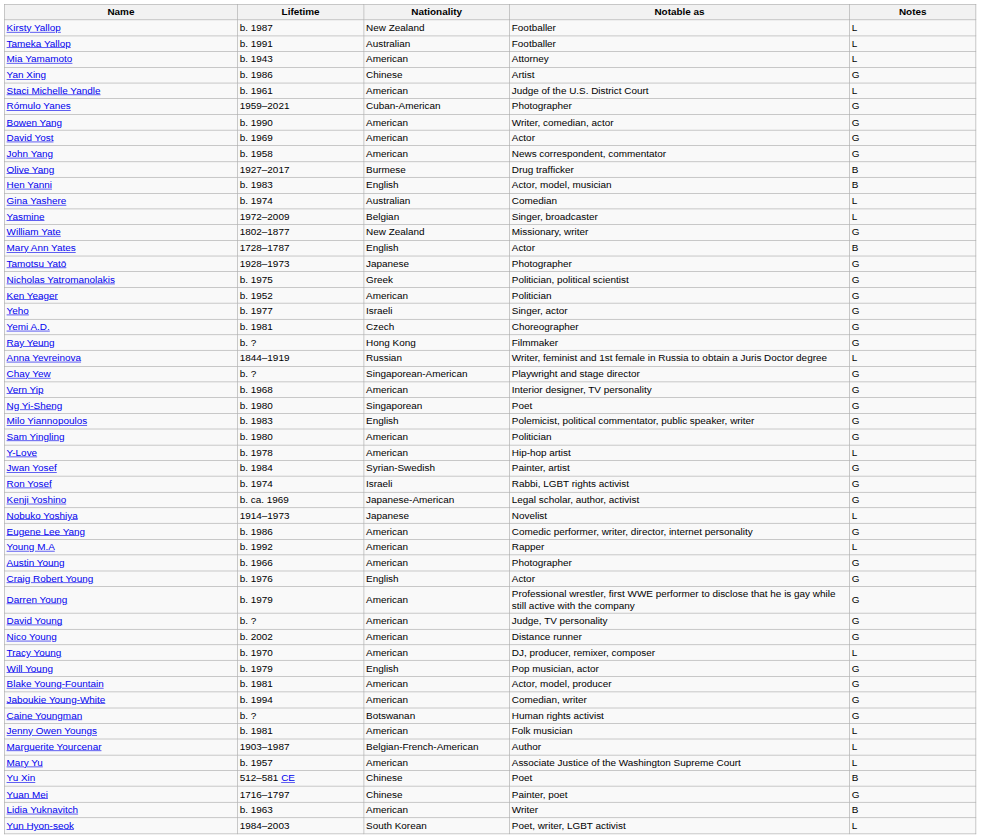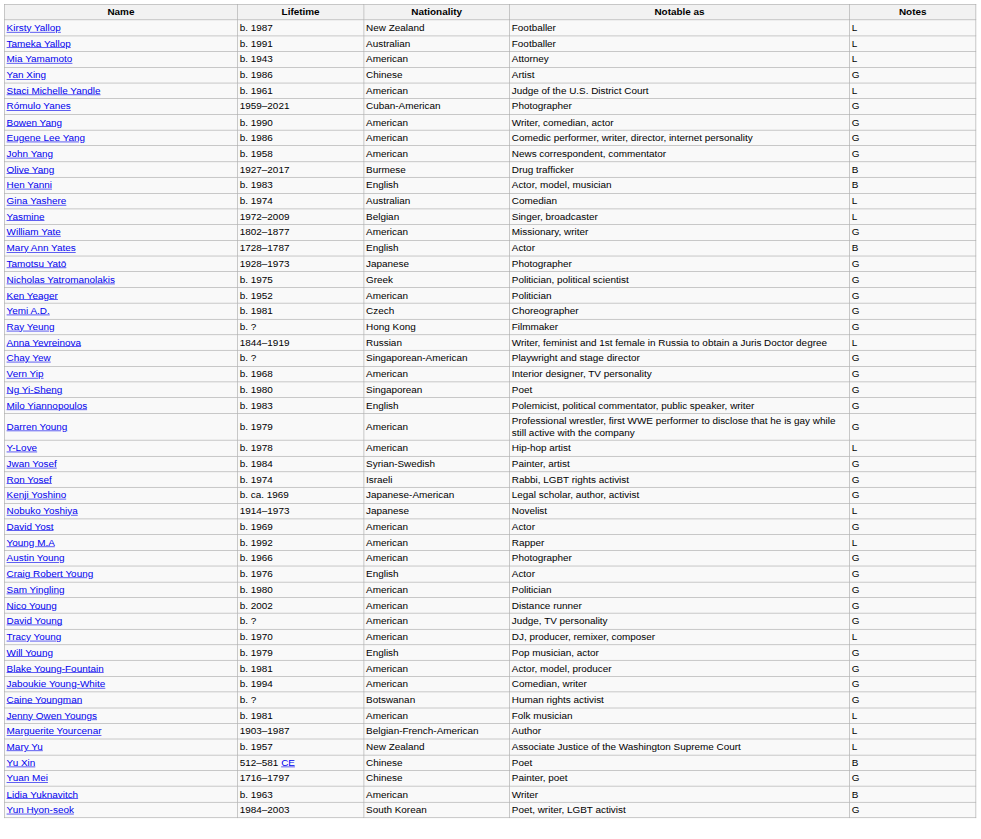rows swapped: (46, 531) <-> (30, 138)
(395, 232) New Zealand -> (387, 232) American
- row: (18, 311)
rows swapped: (36, 437) <-> (37, 600)
rows swapped: (34, 621) <-> (32, 637)
(387, 762) American -> (395, 747) New Zealand
(855, 825) L -> (856, 810) G
